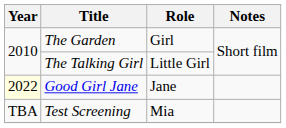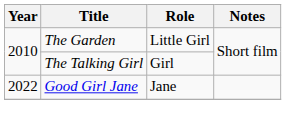(162, 39) Girl -> (180, 39) Little Girl
(180, 63) Little Girl -> (162, 63) Girl
(23, 87) lightyellow background -> (23, 87) no background
- row: (88, 110)
